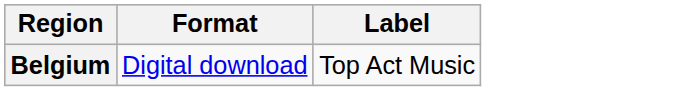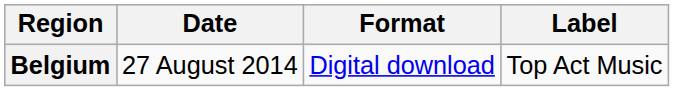+ column: (210, 24)
